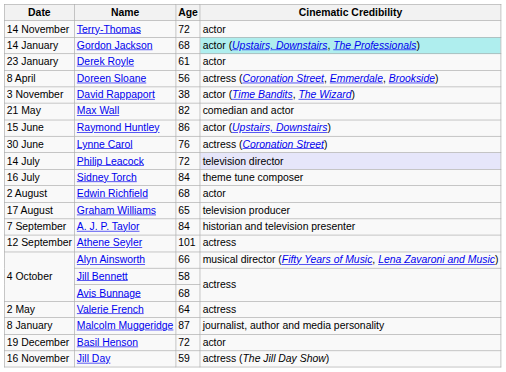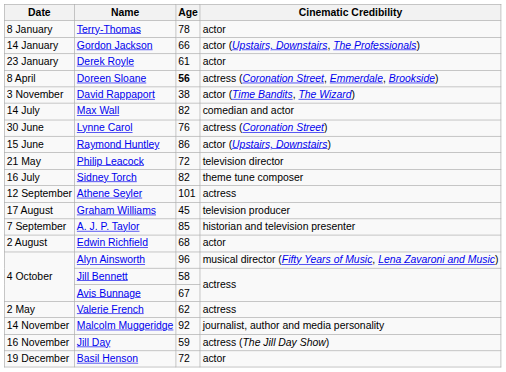(38, 29) 14 November -> (30, 29) 8 January
(184, 29) 72 -> (184, 29) 78
(184, 45) 68 -> (184, 45) 66
(311, 45) paleturquoise background -> (311, 45) no background
(184, 78) normal -> (184, 78) bold
(24, 111) 21 May -> (23, 111) 14 July
rows swapped: (118, 128) <-> (105, 144)
(23, 161) 14 July -> (24, 161) 21 May
(243, 161) lavender background -> (243, 161) no background
(184, 177) 84 -> (184, 177) 82
rows swapped: (112, 194) <-> (110, 243)
(184, 210) 65 -> (184, 210) 45
(184, 227) 84 -> (184, 227) 85
(184, 260) 66 -> (184, 260) 96
(184, 293) 68 -> (184, 293) 67
(184, 309) 64 -> (184, 309) 62
(30, 326) 8 January -> (38, 326) 14 November
(184, 326) 87 -> (184, 326) 92
rows swapped: (94, 359) <-> (107, 342)
